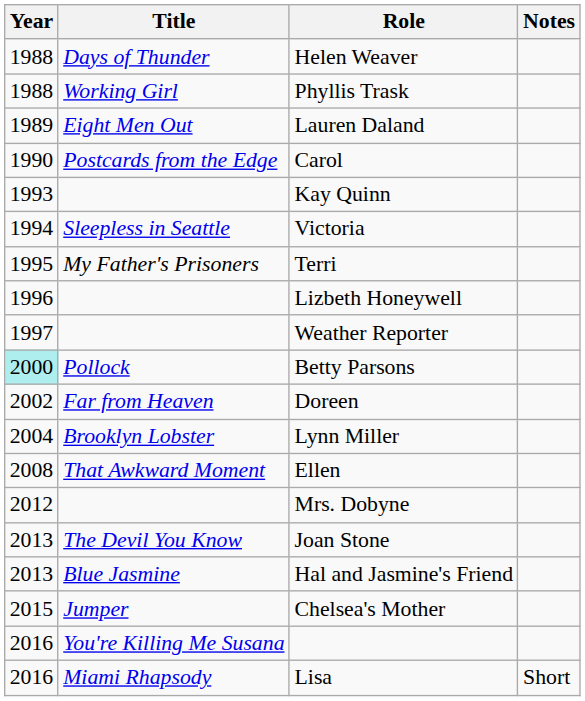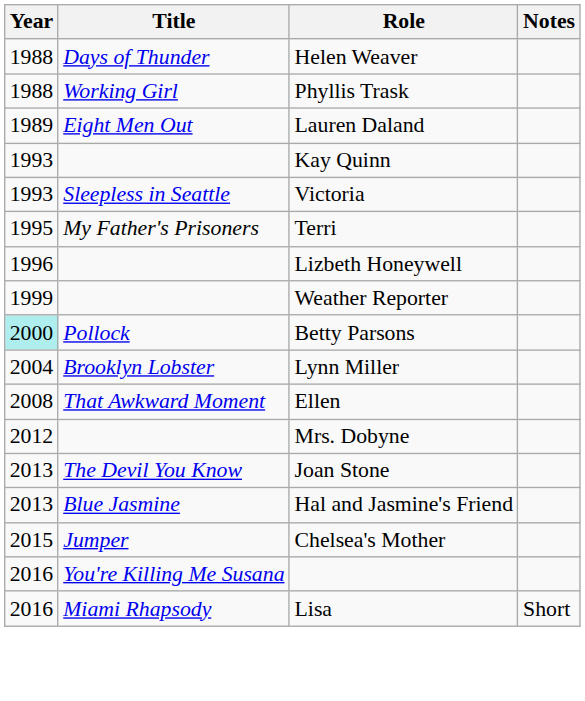- row: (319, 159)
(31, 228) 1994 -> (31, 194) 1993
(31, 332) 1997 -> (31, 297) 1999
- row: (327, 401)
